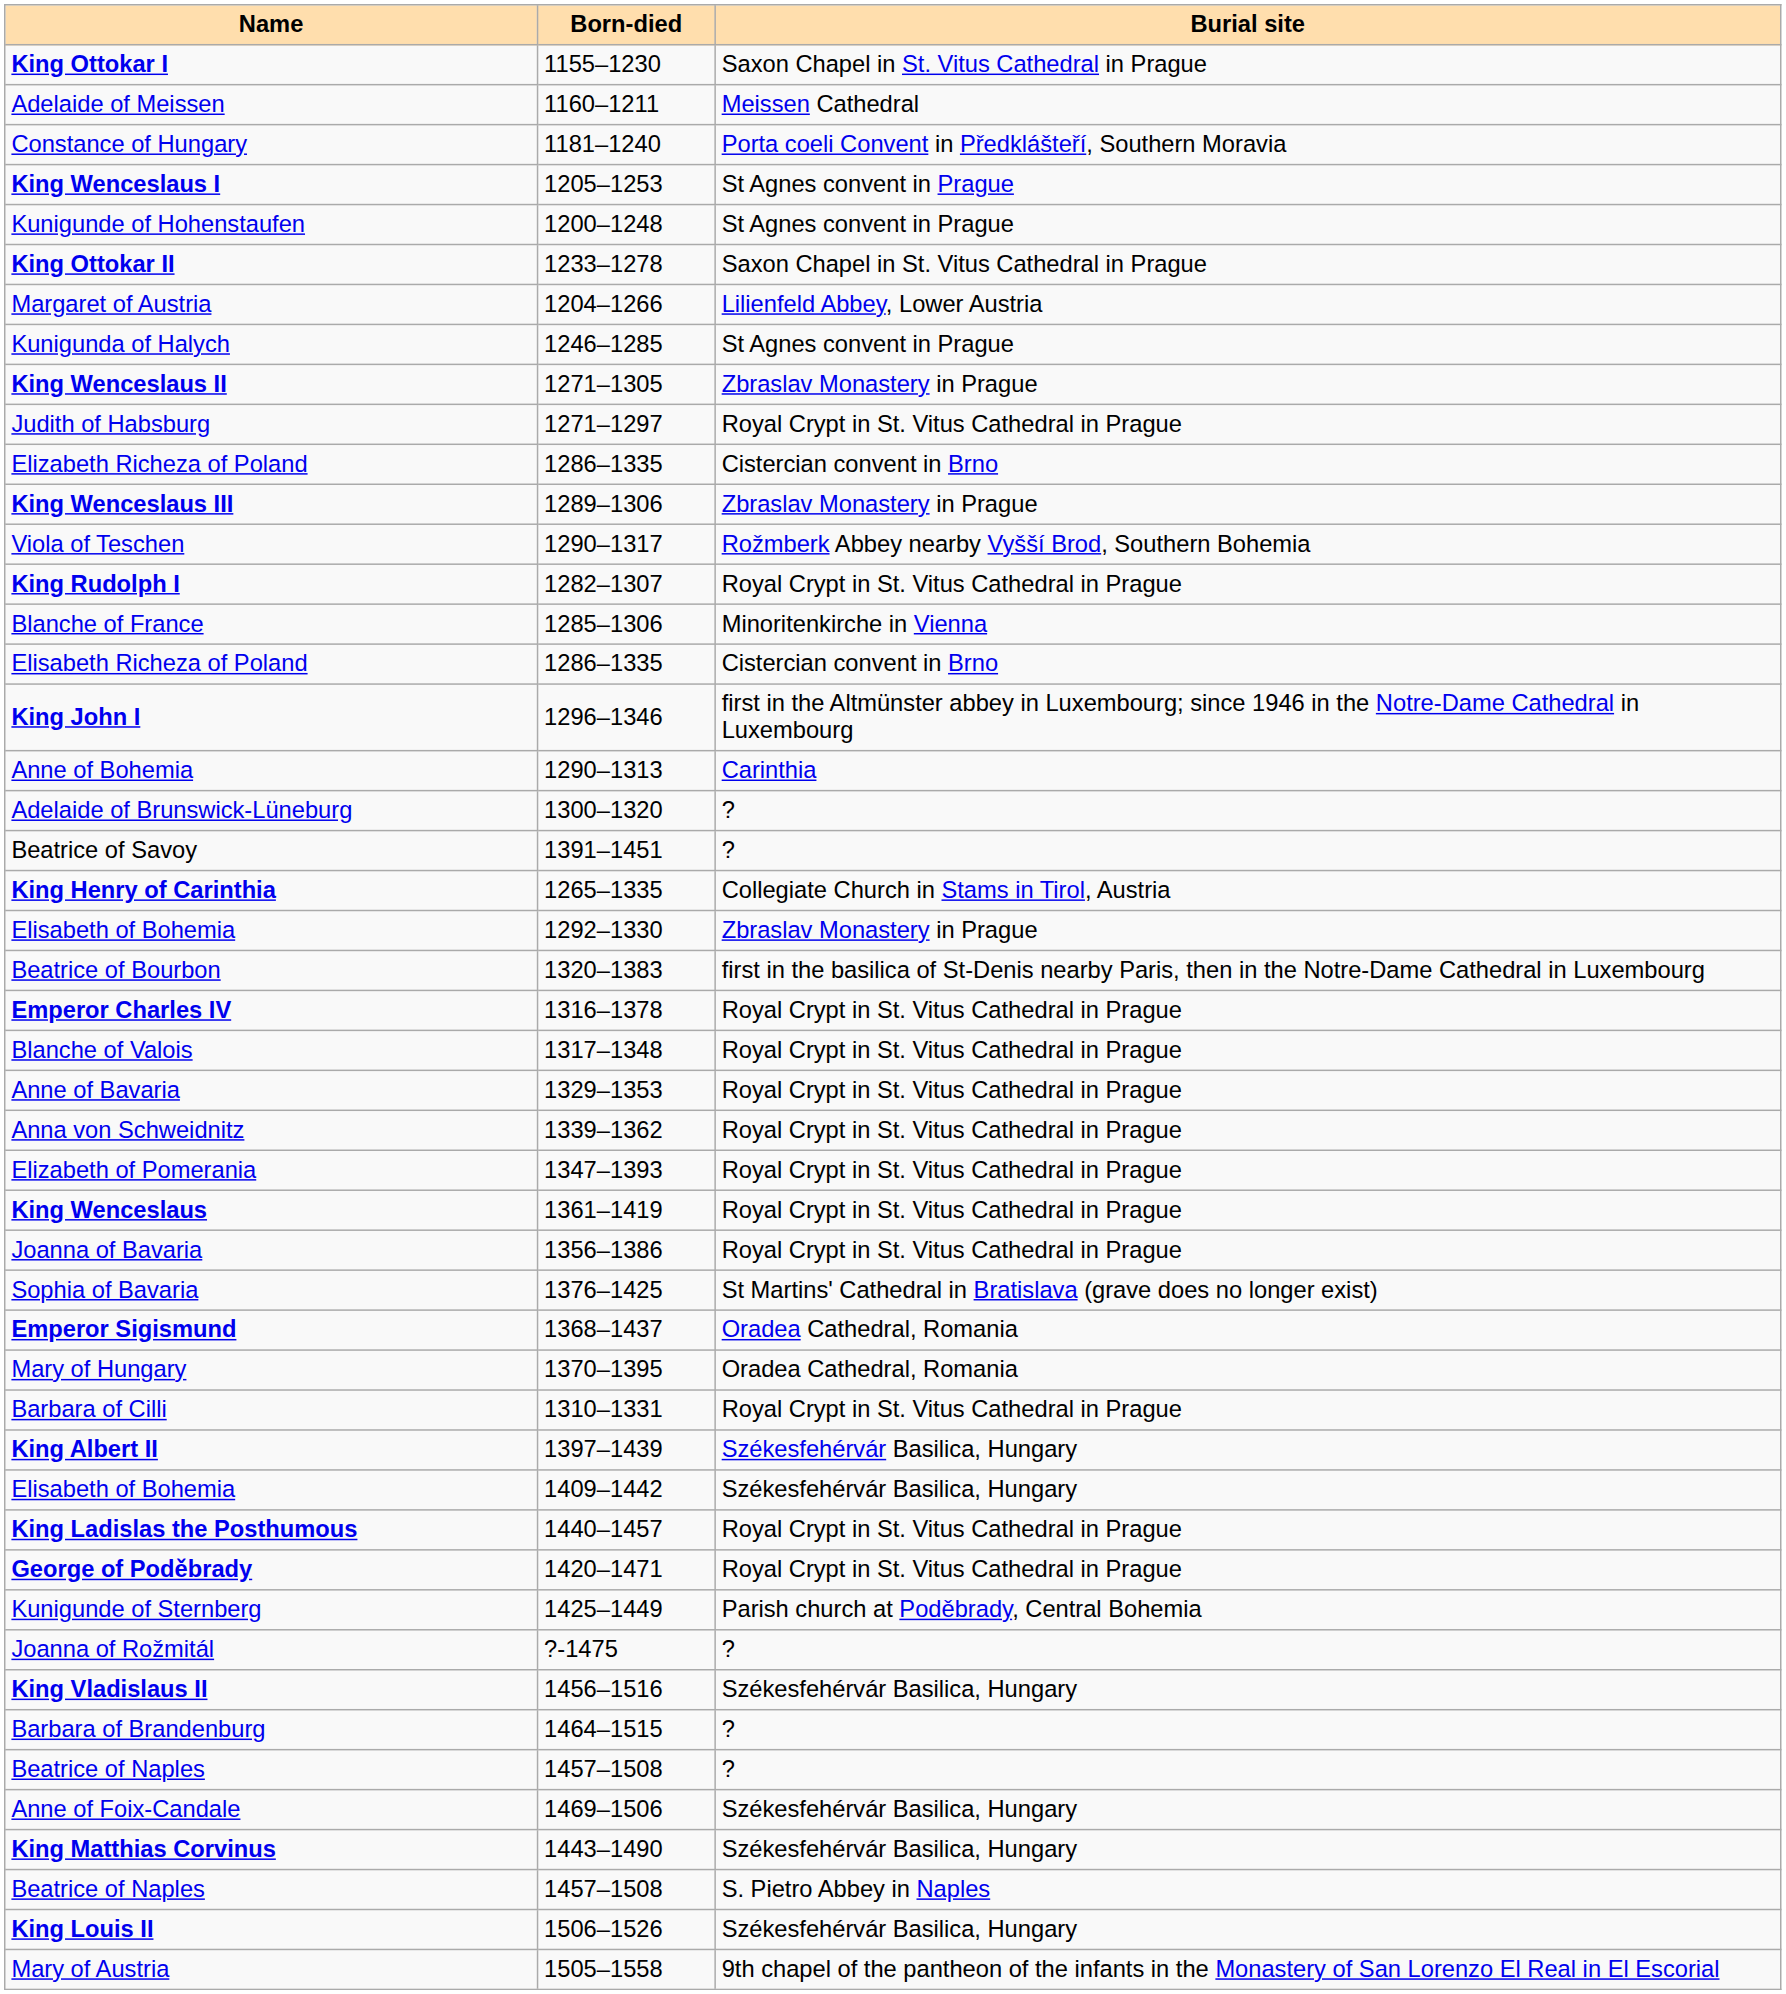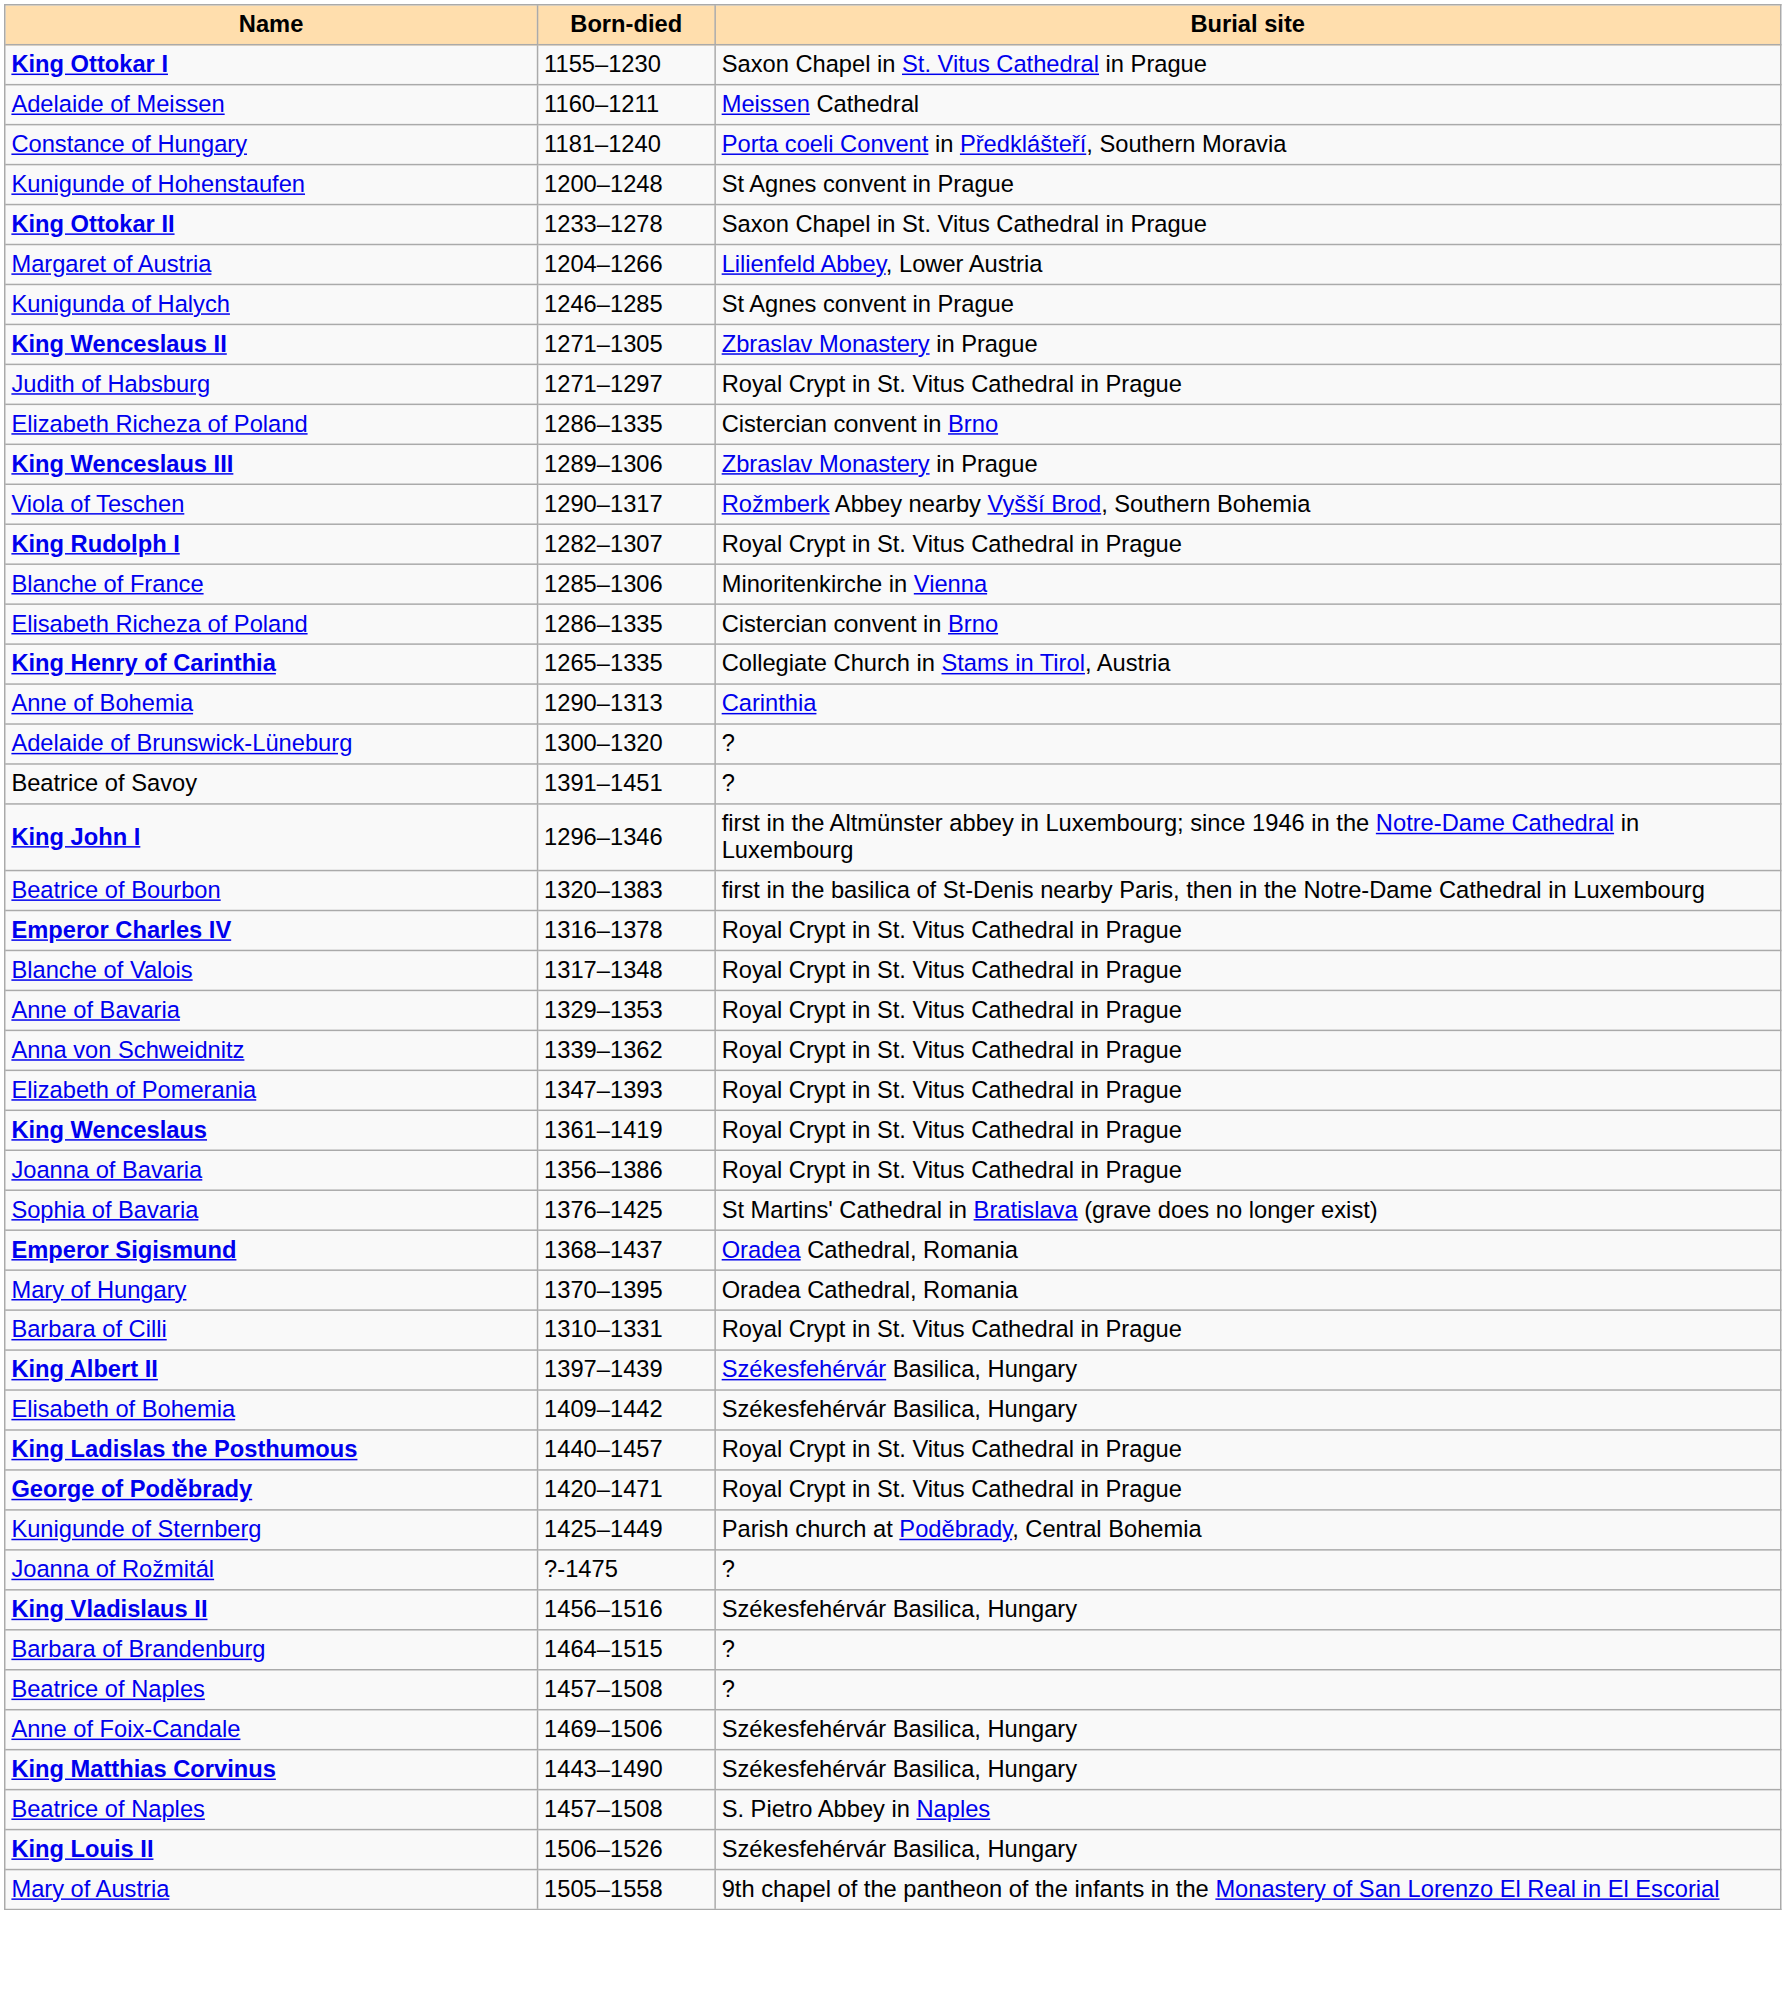- row: (116, 184)
rows swapped: (144, 890) <-> (76, 717)
- row: (123, 930)
